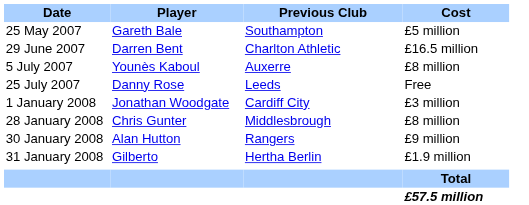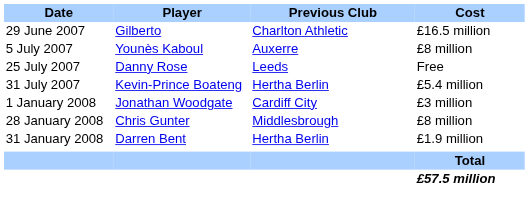- row: (44, 31)
(147, 49) Darren Bent -> (138, 31) Gilberto
+ row: (43, 85)
- row: (55, 139)
(135, 157) Gilberto -> (151, 139) Darren Bent
